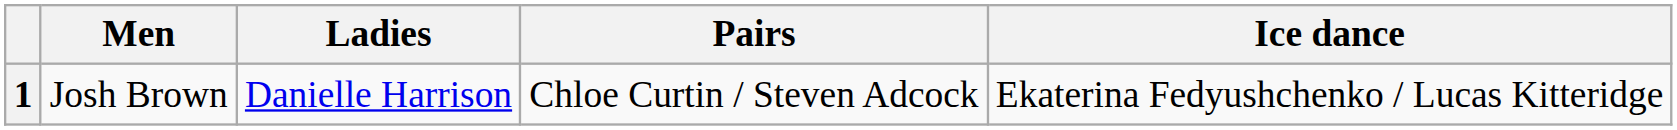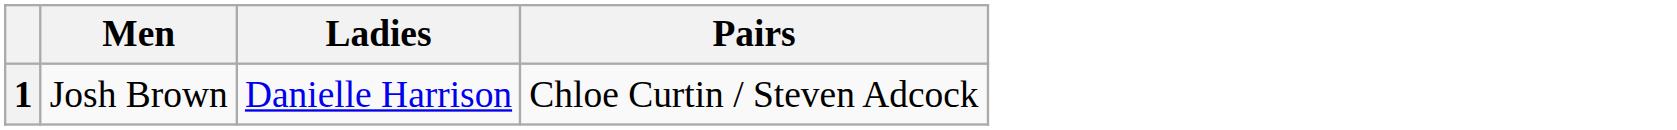- column: (1330, 34)
